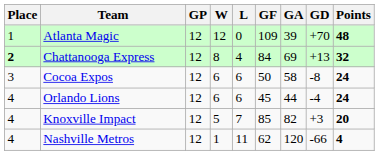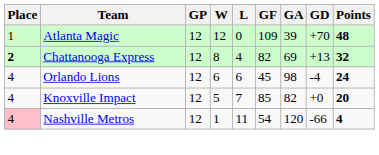(265, 56) 84 -> (265, 56) 82
- row: (78, 77)
(290, 98) 44 -> (290, 77) 98
(316, 118) +3 -> (316, 98) +0
(11, 139) no background -> (11, 118) pink background
(265, 139) 62 -> (265, 118) 54
